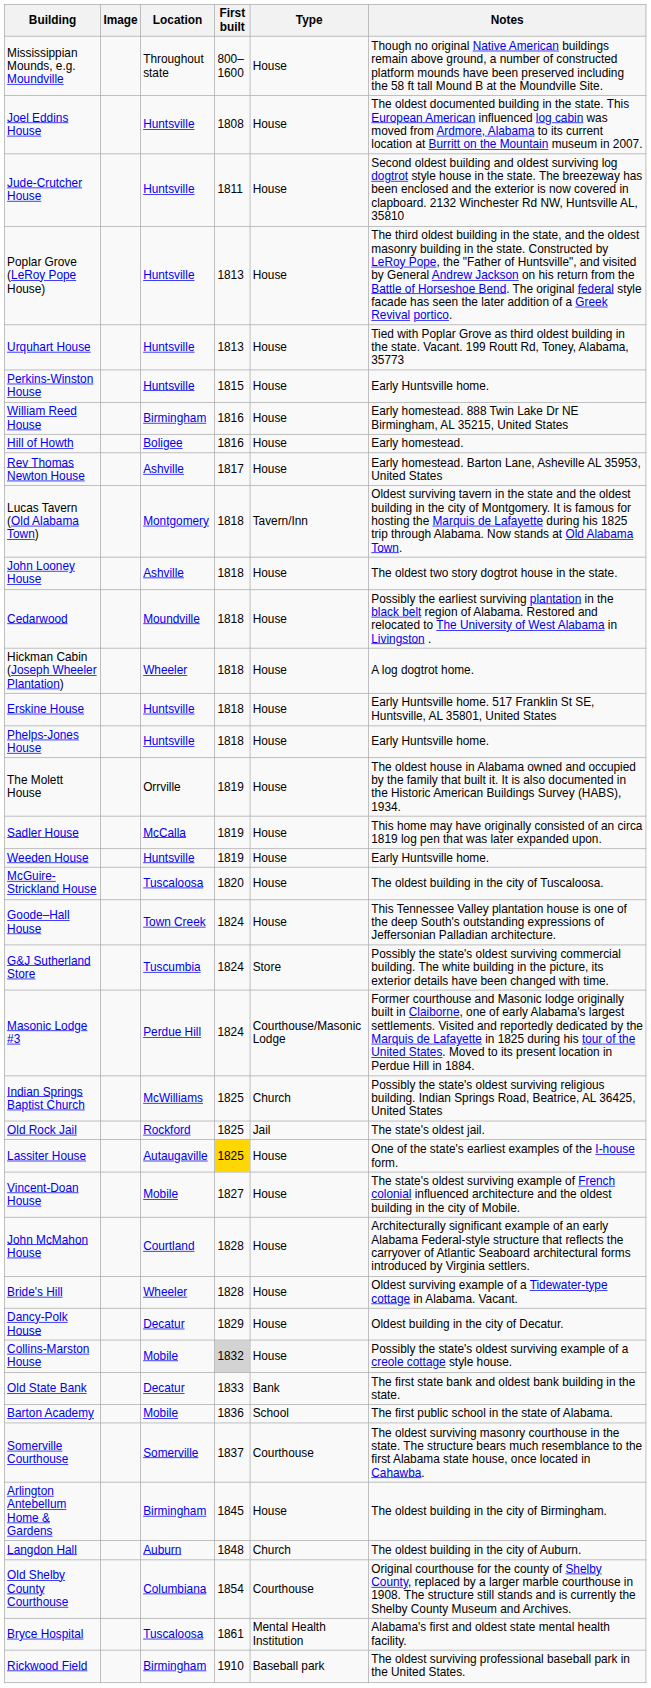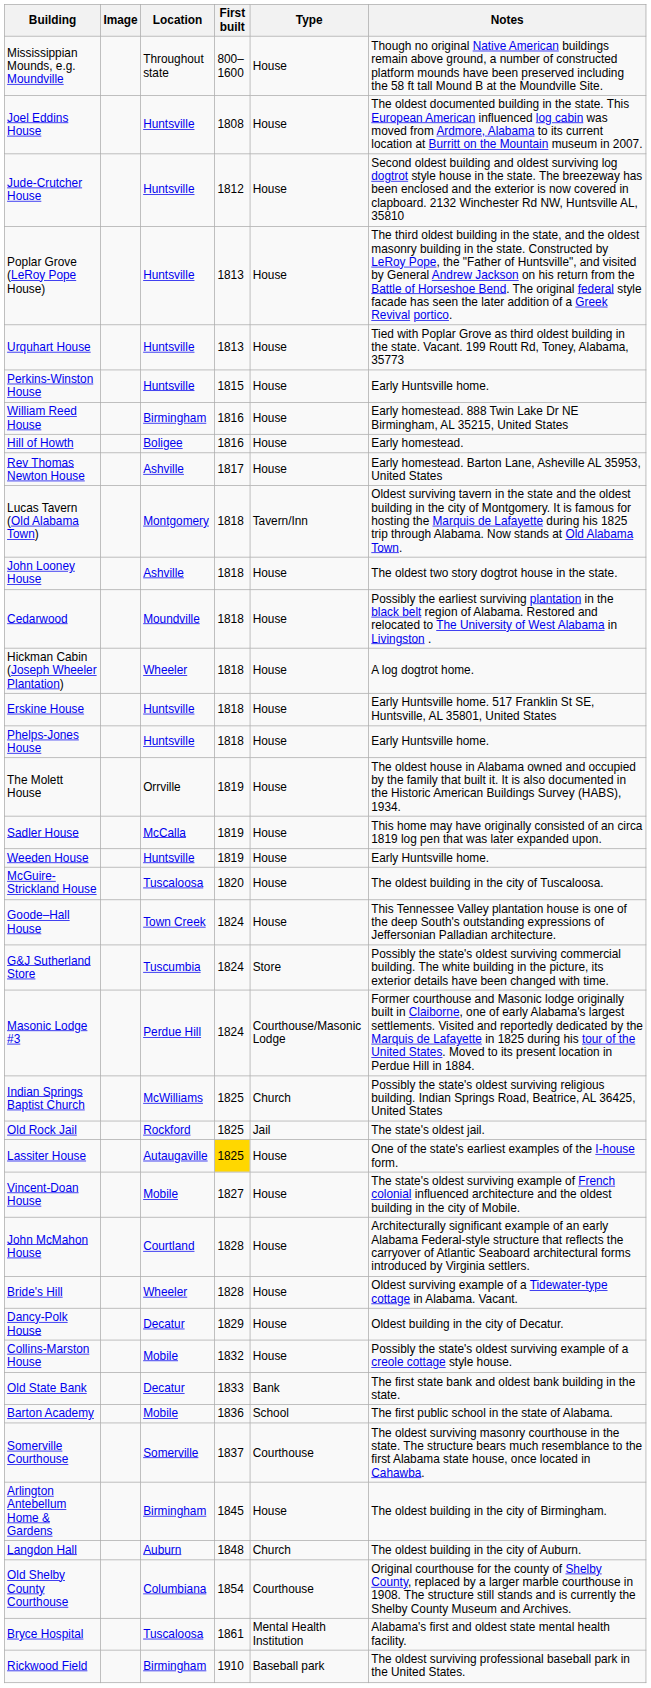(230, 190) 1811 -> (231, 190) 1812
(231, 1356) lightgrey background -> (231, 1356) no background
